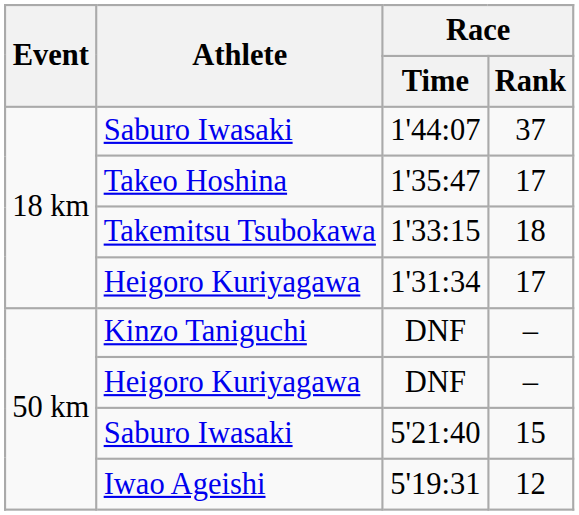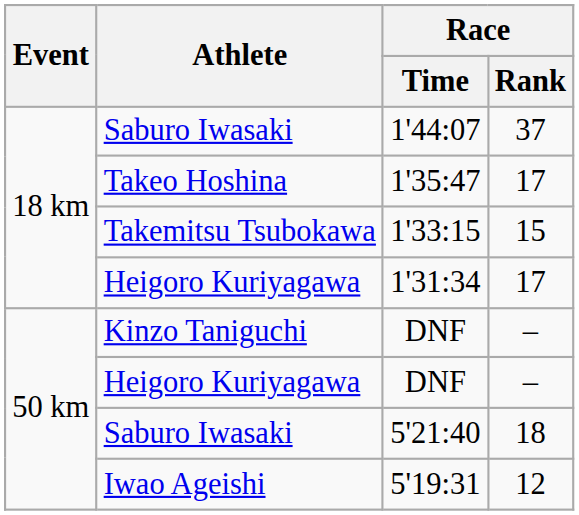(530, 231) 18 -> (530, 231) 15
(530, 432) 15 -> (530, 432) 18
